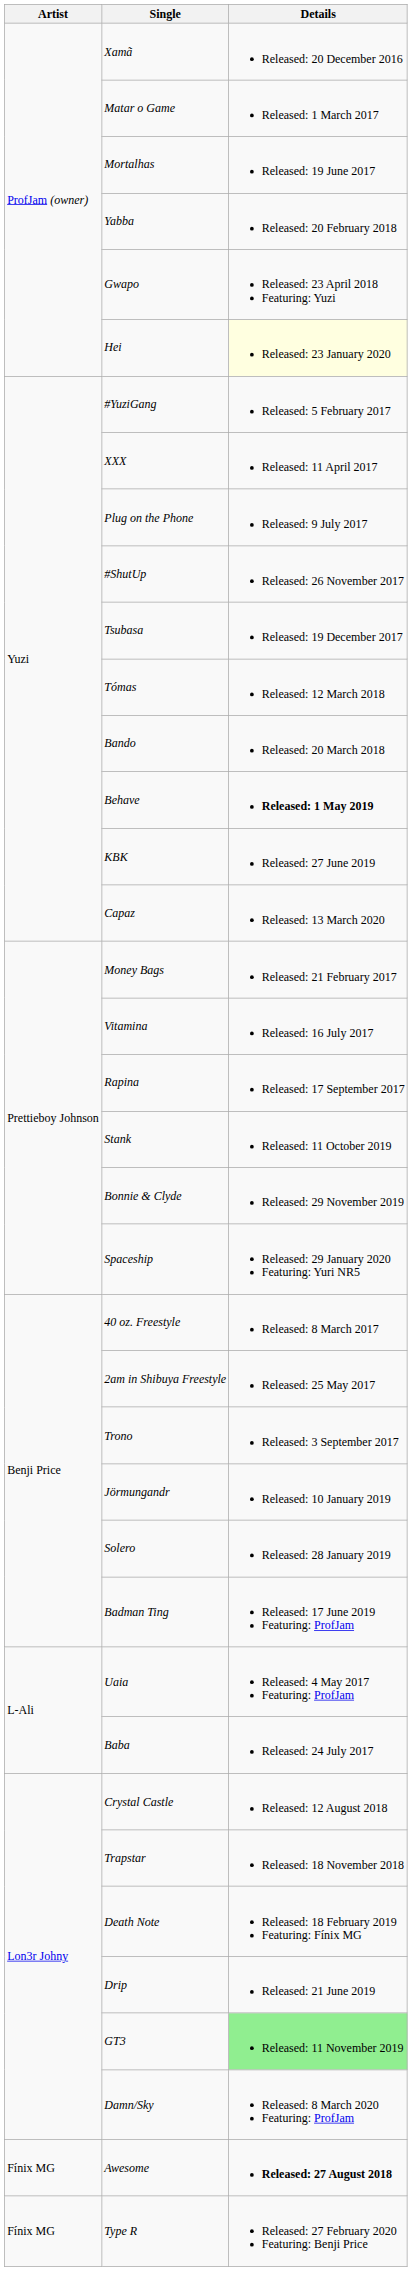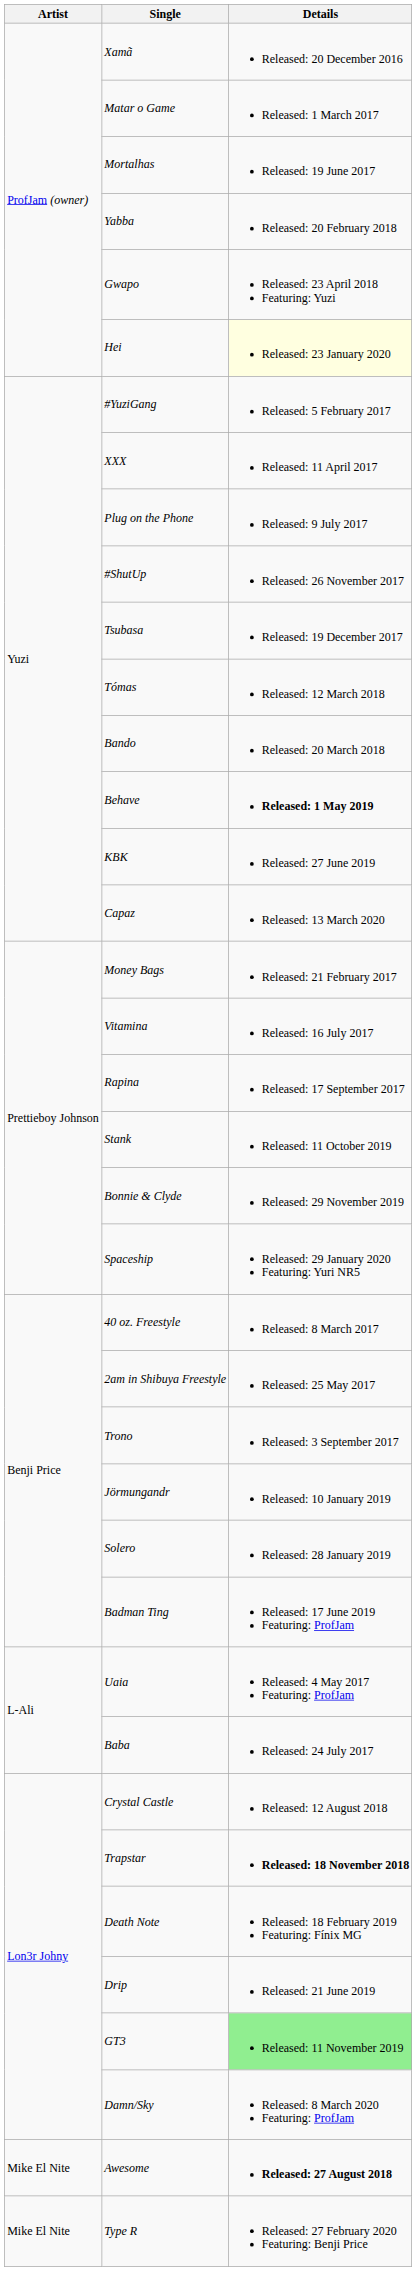(318, 1865) normal -> (320, 1865) bold
(31, 2167) Fínix MG -> (38, 2167) Mike El Nite
(31, 2231) Fínix MG -> (38, 2231) Mike El Nite
